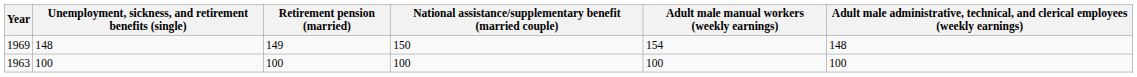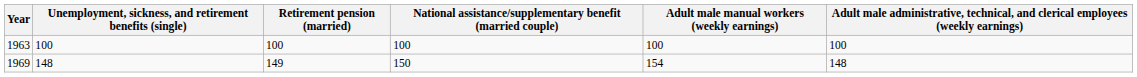rows swapped: (19, 63) <-> (19, 44)
